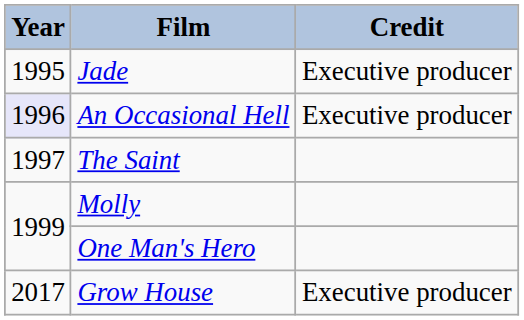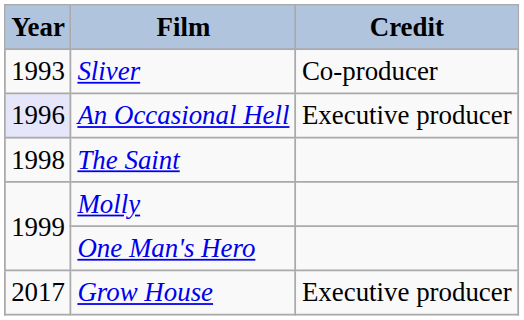+ row: (109, 71)
- row: (103, 71)
(38, 159) 1997 -> (38, 159) 1998
